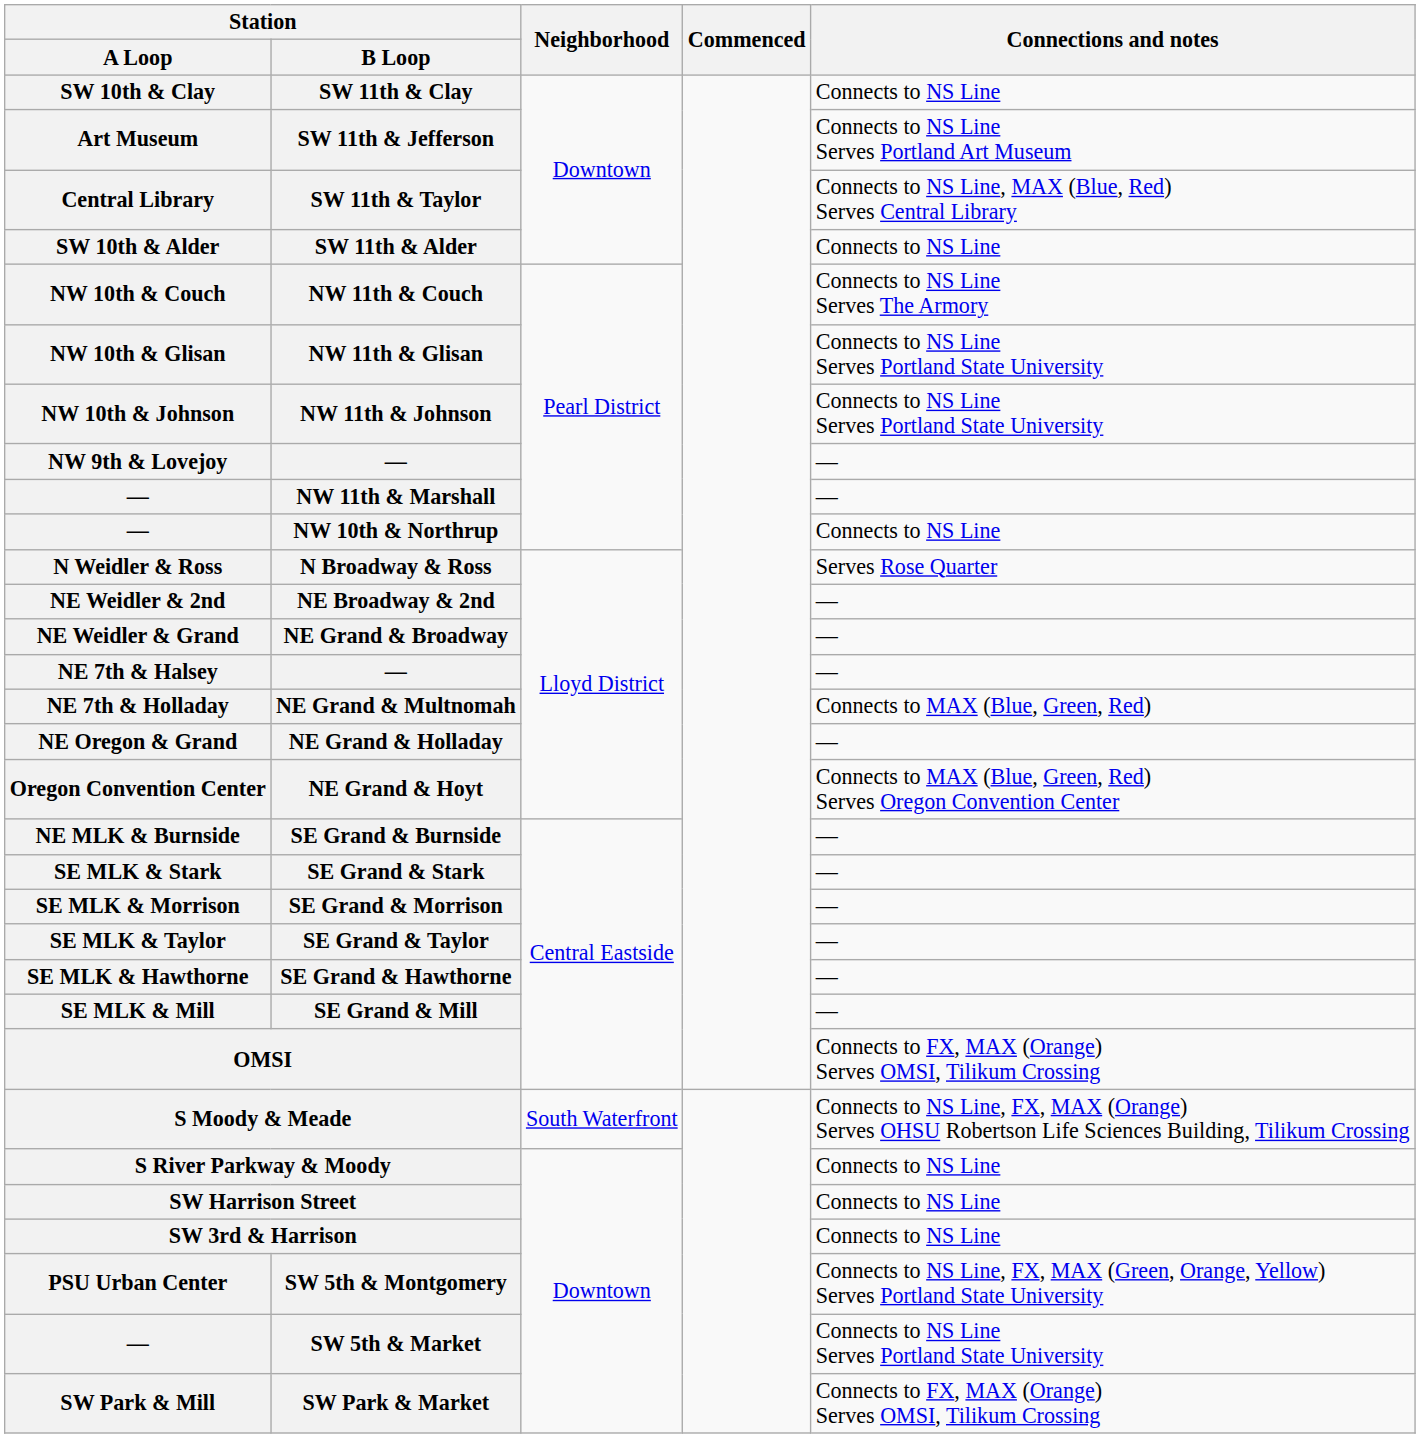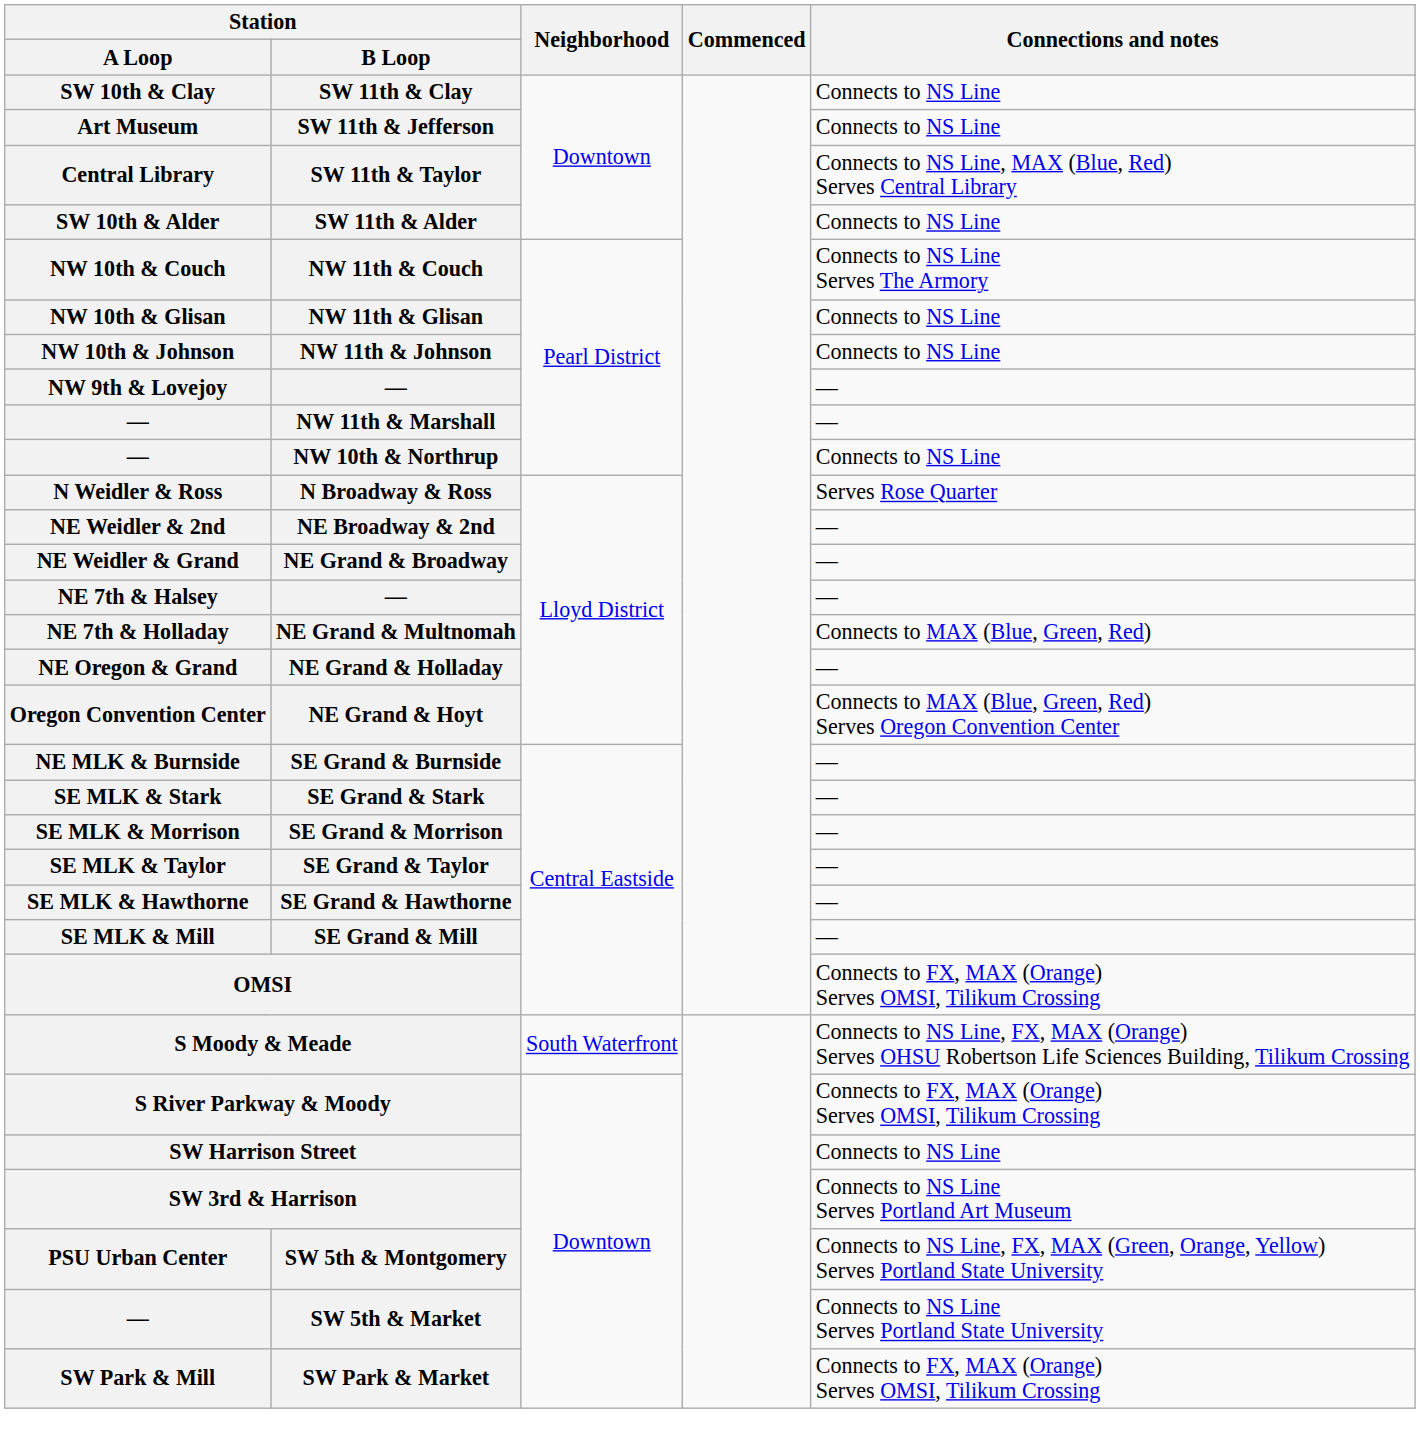(944, 139) Connects to NS Line Serves Portland Art Museum -> (908, 127) Connects to NS Line
(960, 354) Connects to NS Line Serves Portland State University -> (908, 316) Connects to NS Line
(960, 413) Connects to NS Line Serves Portland State University -> (908, 351) Connects to NS Line
(908, 1166) Connects to NS Line -> (959, 1104) Connects to FX, MAX (Orange) Serves OMSI, Tilikum Crossing
(908, 1236) Connects to NS Line -> (944, 1198) Connects to NS Line Serves Portland Art Museum
